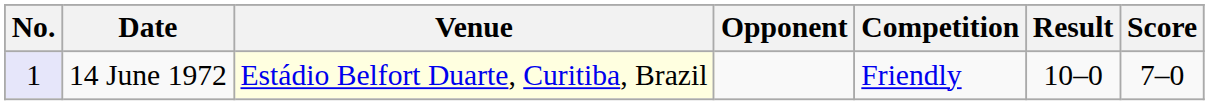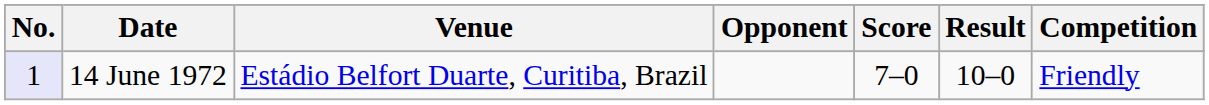columns swapped: (1162, 27) <-> (940, 27)
(474, 74) lightyellow background -> (474, 74) no background
